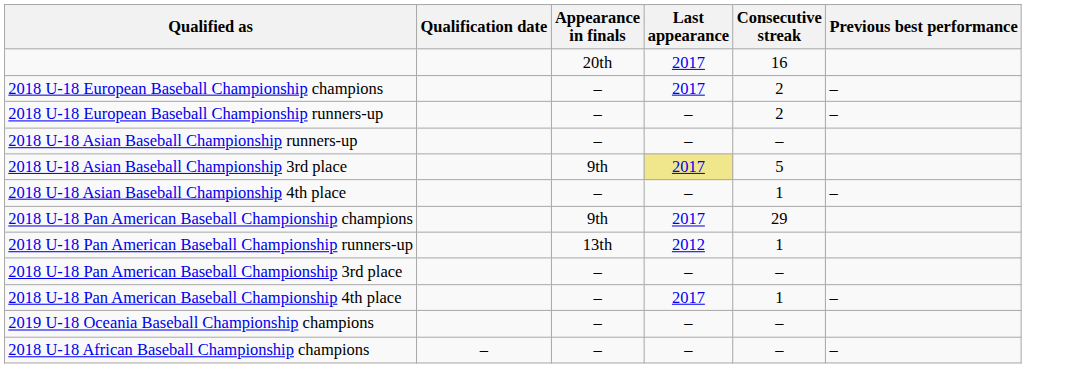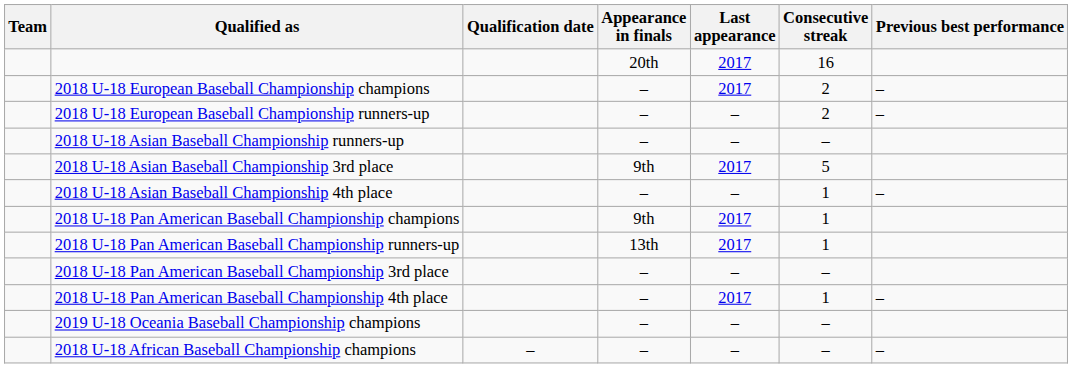+ column: (28, 26)
(688, 166) khaki background -> (735, 166) no background
(779, 219) 29 -> (826, 219) 1
(688, 245) 2012 -> (735, 245) 2017
